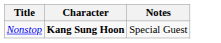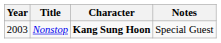+ column: (17, 12)
